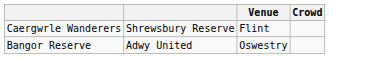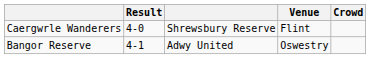+ column: (144, 13)
